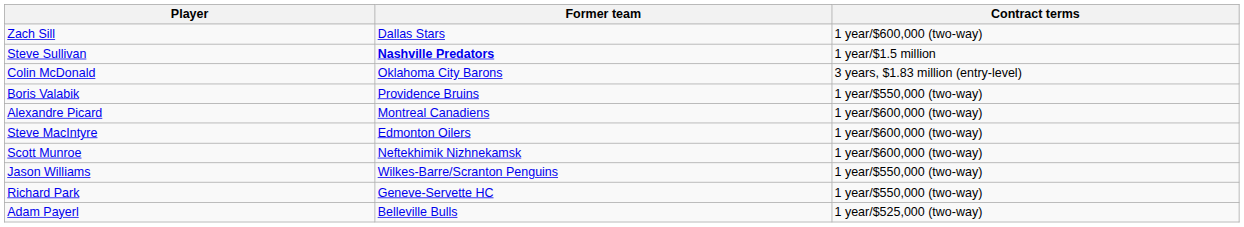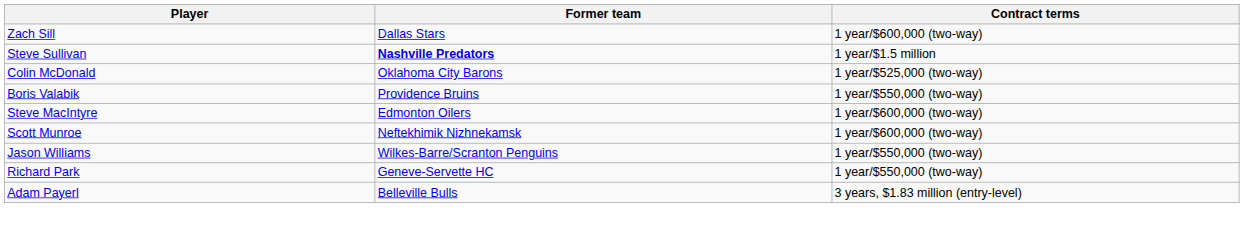(928, 73) 3 years, $1.83 million (entry-level) -> (908, 73) 1 year/$525,000 (two-way)
- row: (55, 113)
(908, 212) 1 year/$525,000 (two-way) -> (928, 192) 3 years, $1.83 million (entry-level)
